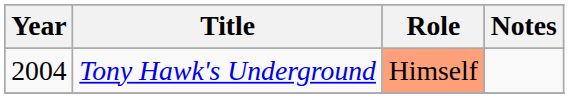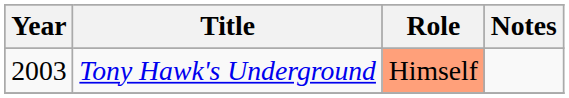(39, 70) 2004 -> (39, 70) 2003
